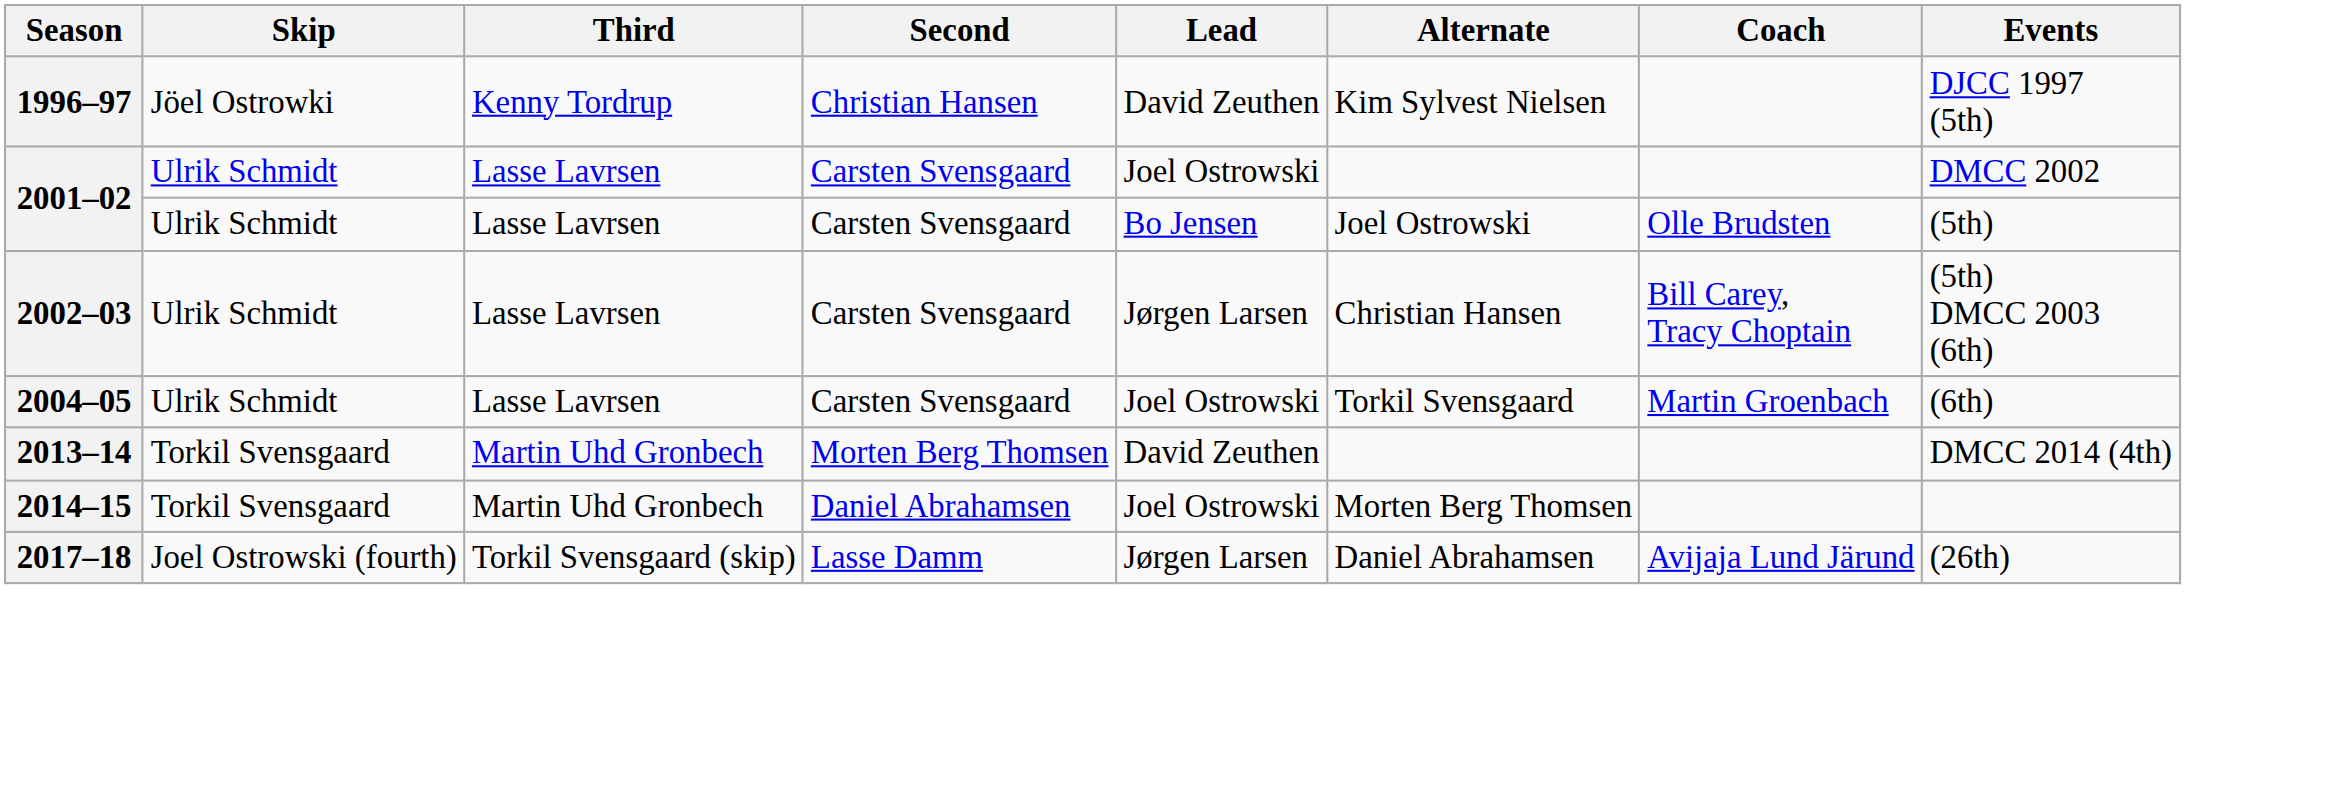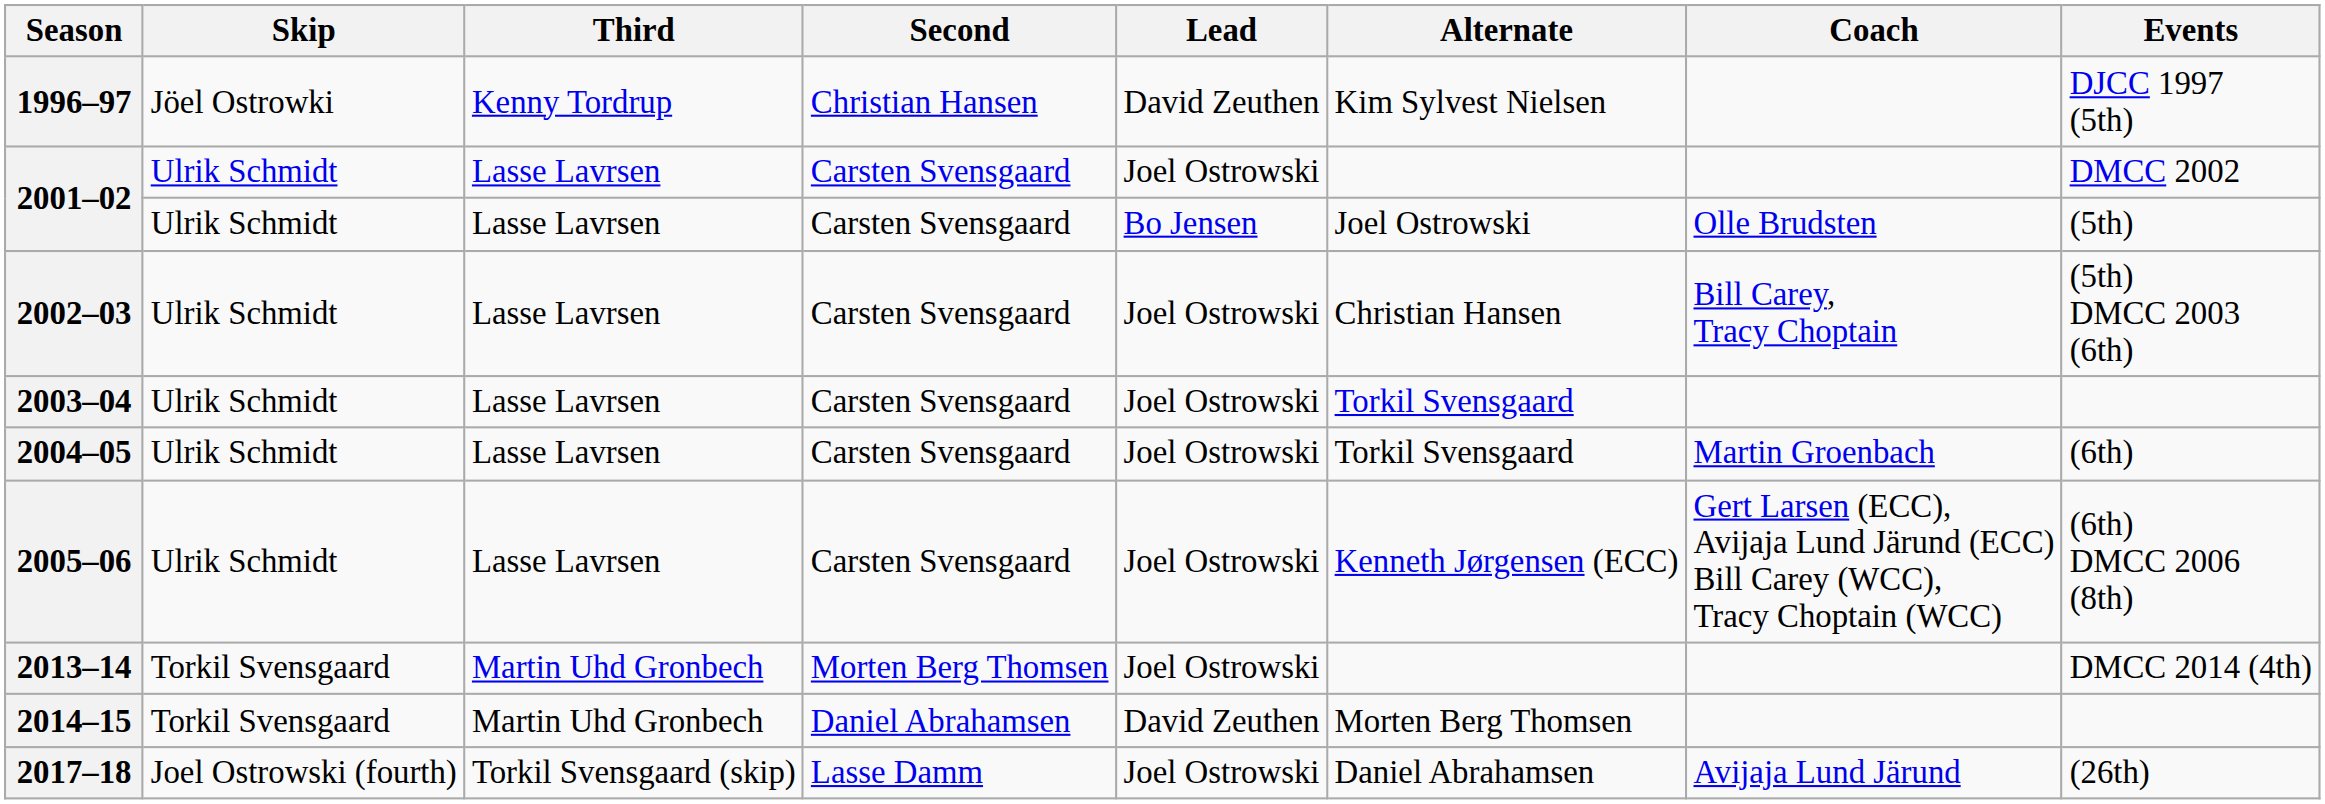(1216, 312) Jørgen Larsen -> (1222, 312) Joel Ostrowski
+ row: (74, 401)
+ row: (74, 560)
(1222, 453) David Zeuthen -> (1222, 668) Joel Ostrowski
(1222, 505) Joel Ostrowski -> (1222, 720) David Zeuthen
(1216, 557) Jørgen Larsen -> (1222, 772) Joel Ostrowski
